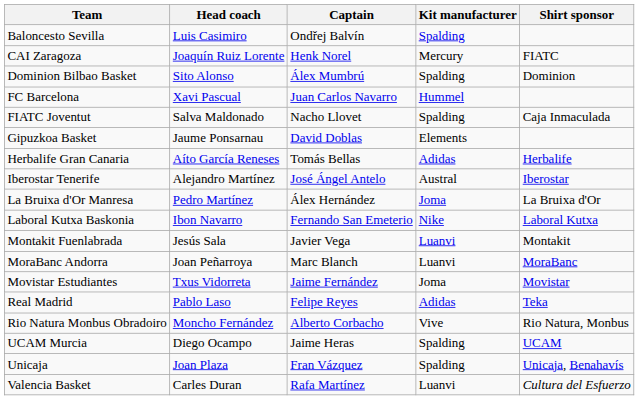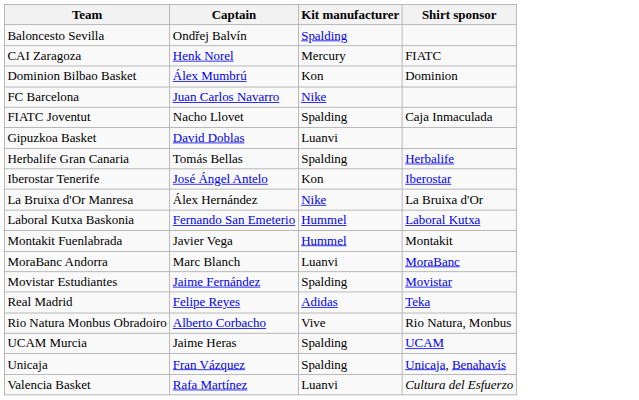- column: (229, 14)
(442, 76) Spalding -> (312, 76) Kon
(441, 96) Hummel -> (314, 96) Nike
(443, 138) Elements -> (320, 138) Luanvi
(437, 158) Adidas -> (324, 158) Spalding
(438, 179) Austral -> (312, 179) Kon
(432, 199) Joma -> (314, 199) Nike
(431, 220) Nike -> (324, 220) Hummel
(437, 240) Luanvi -> (324, 240) Hummel
(432, 281) Joma -> (324, 281) Spalding
